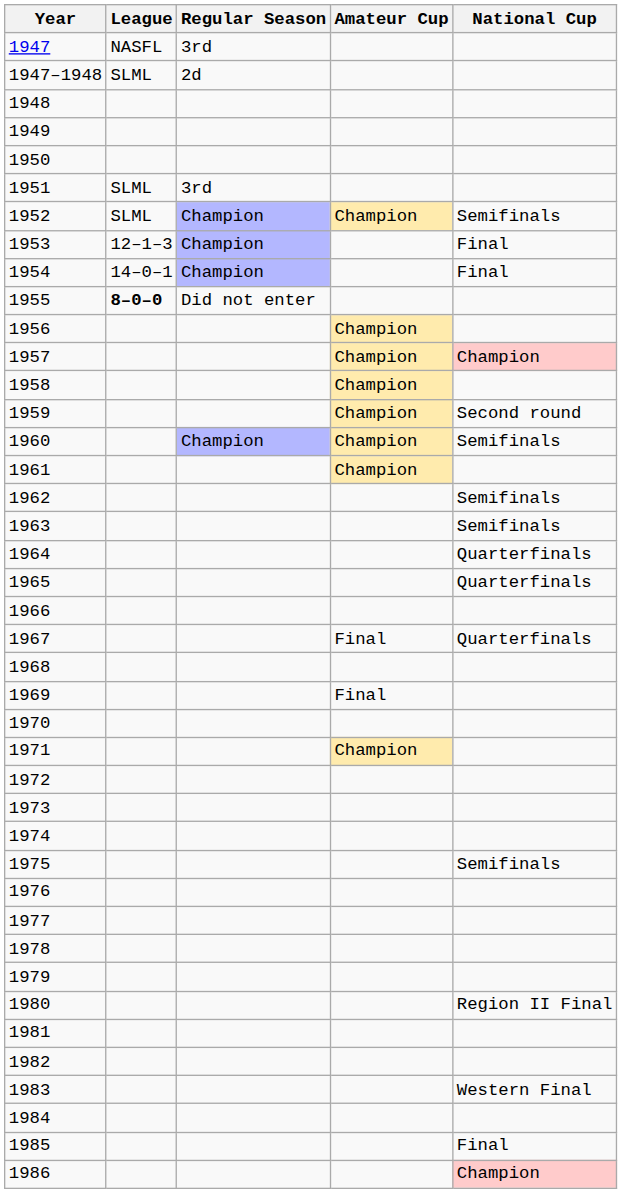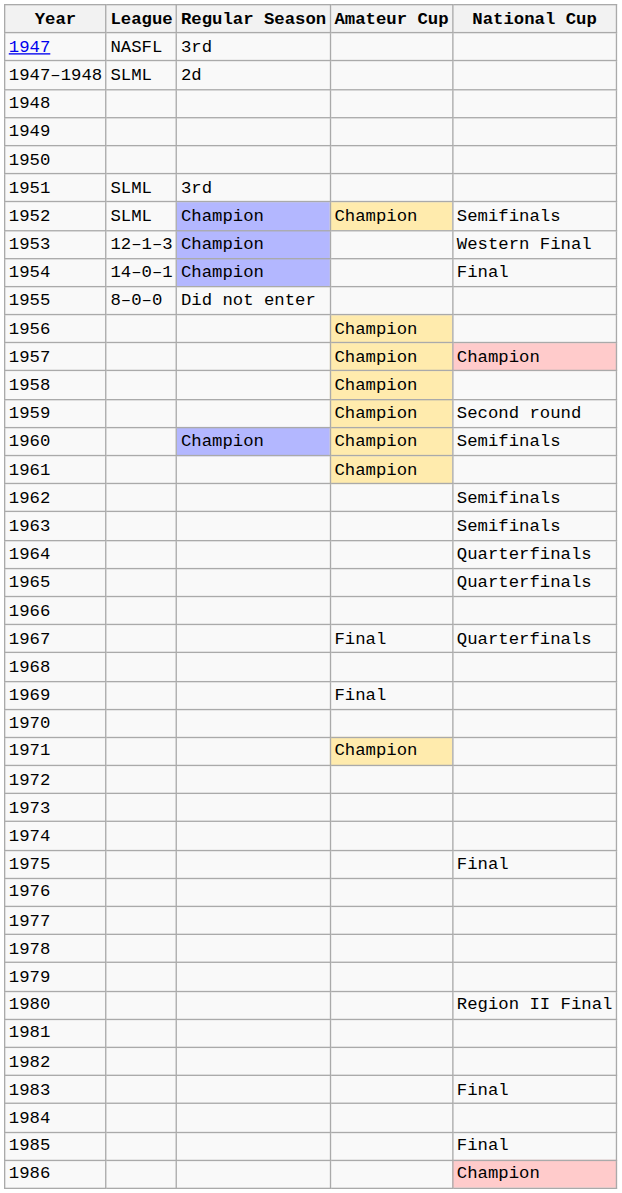(483, 244) Final -> (524, 244) Western Final
(136, 301) bold -> (136, 301) normal
(509, 864) Semifinals -> (483, 864) Final
(524, 1090) Western Final -> (483, 1090) Final
